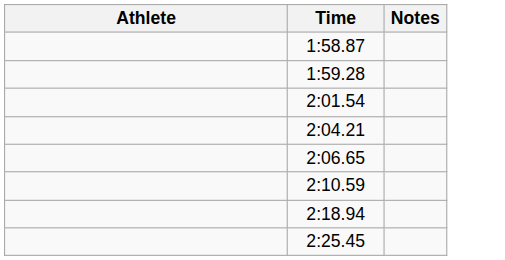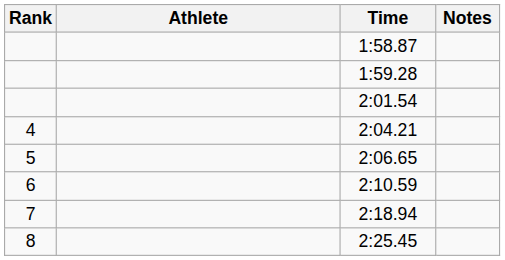+ column: (31, 18)
